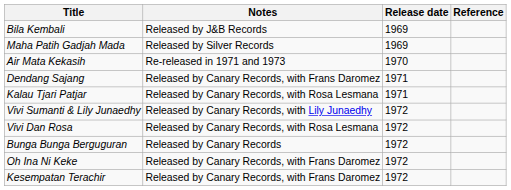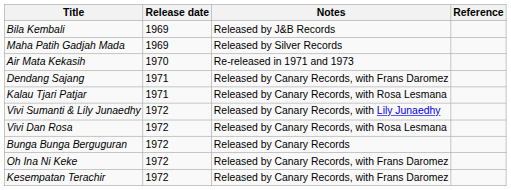columns swapped: (417, 12) <-> (263, 12)
